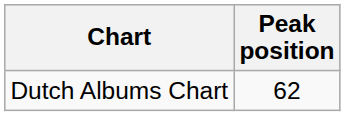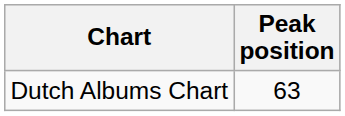(287, 90) 62 -> (287, 90) 63
